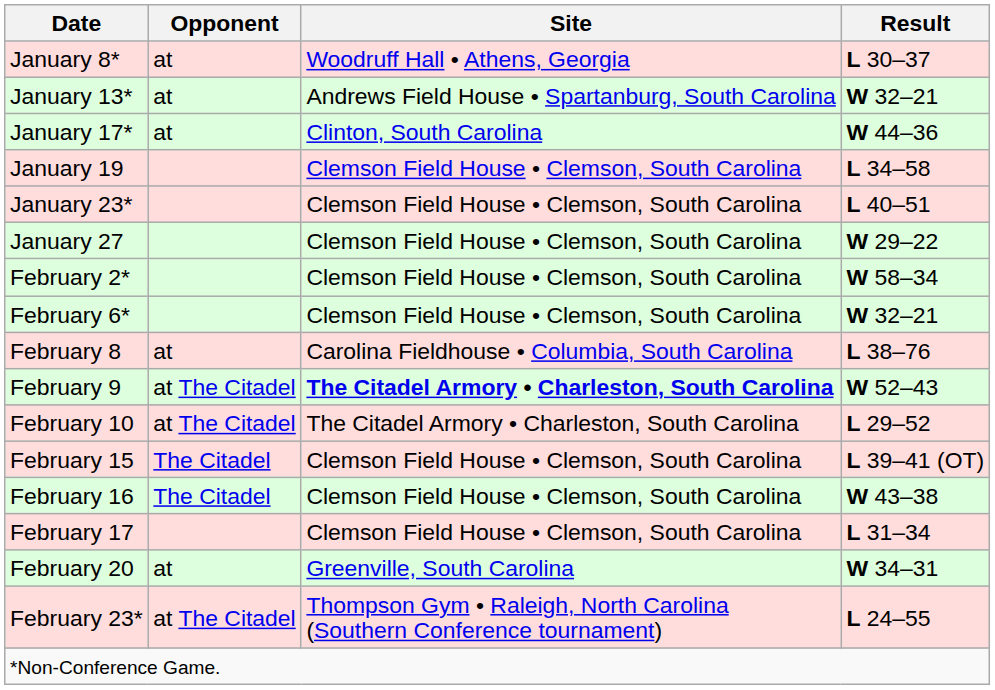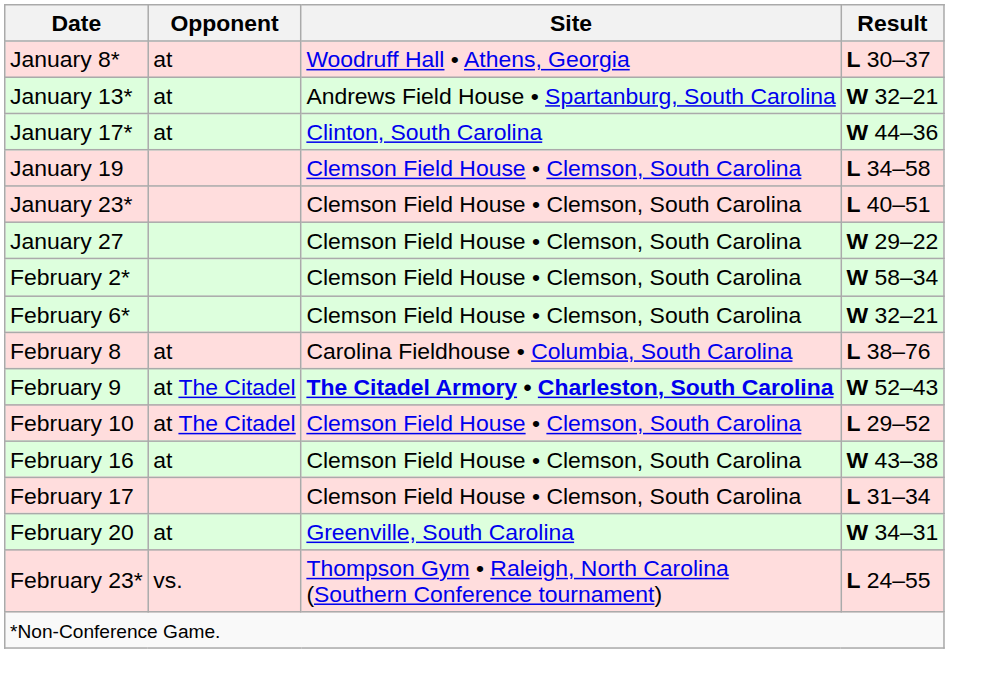(553, 423) The Citadel Armory • Charleston, South Carolina -> (554, 423) Clemson Field House • Clemson, South Carolina
- row: (72, 459)
(212, 495) The Citadel -> (163, 459) at
(225, 617) at The Citadel -> (168, 581) vs.
